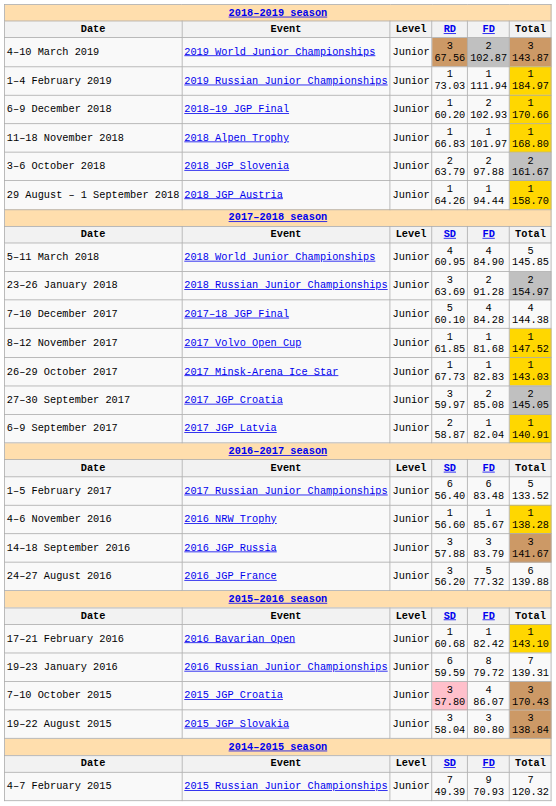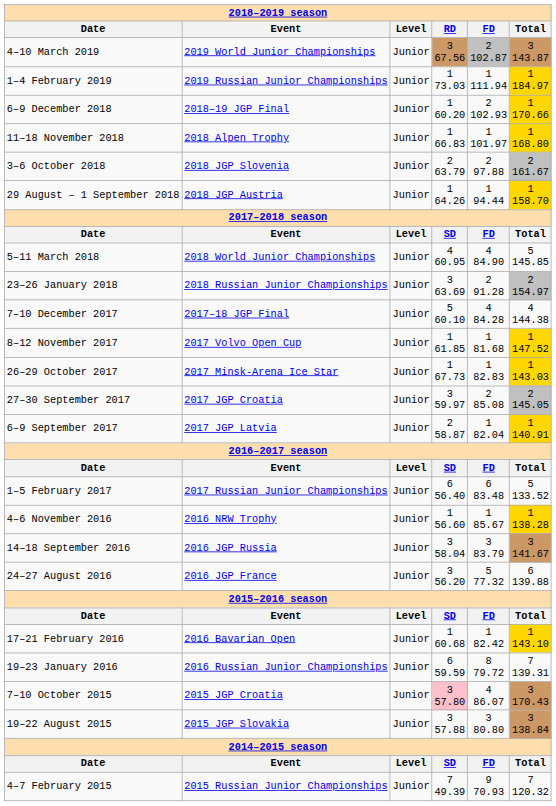(450, 548) 3 57.88 -> (450, 548) 3 58.04
(450, 724) 3 58.04 -> (450, 724) 3 57.88
